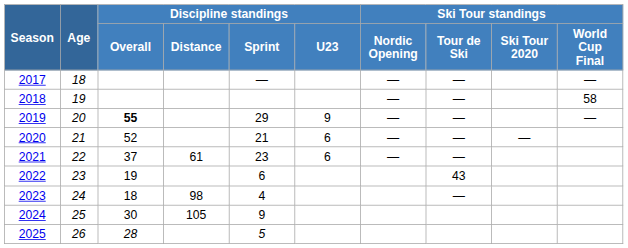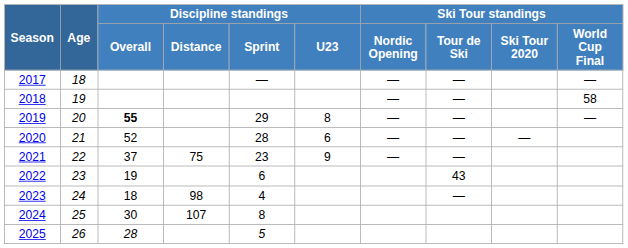(327, 118) 9 -> (327, 118) 8
(262, 138) 21 -> (262, 138) 28
(196, 157) 61 -> (196, 157) 75
(327, 157) 6 -> (327, 157) 9
(196, 215) 105 -> (196, 215) 107
(262, 215) 9 -> (262, 215) 8
